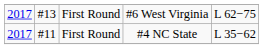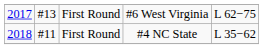(20, 33) 2017 -> (20, 33) 2018
